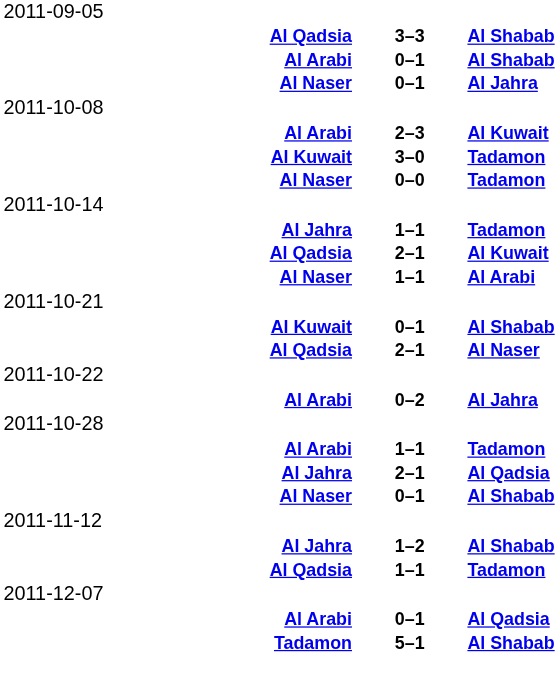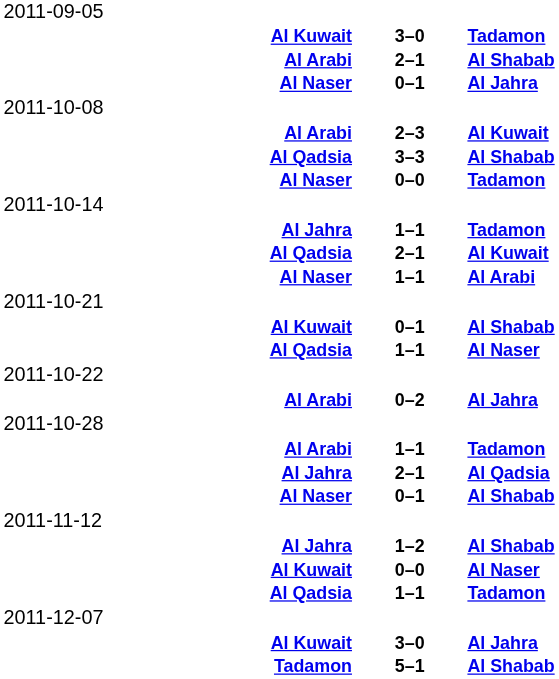rows swapped: (311, 156) <-> (311, 36)
(410, 60) 0–1 -> (410, 60) 2–1
(410, 350) 2–1 -> (410, 350) 1–1
+ row: (311, 569)
- row: (318, 619)
+ row: (311, 643)
